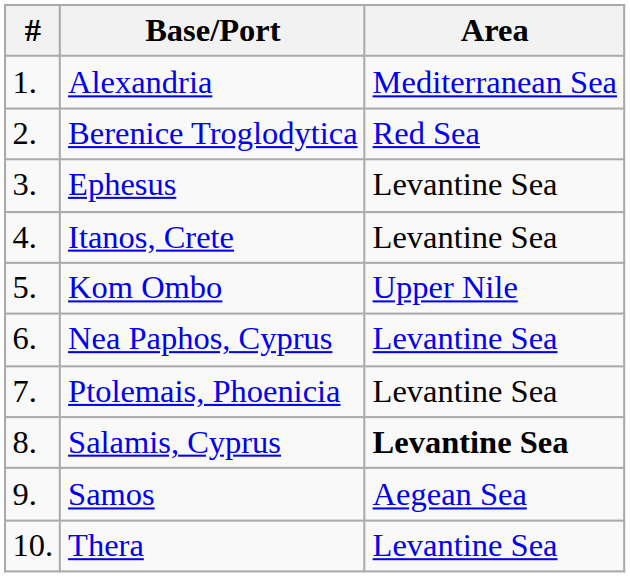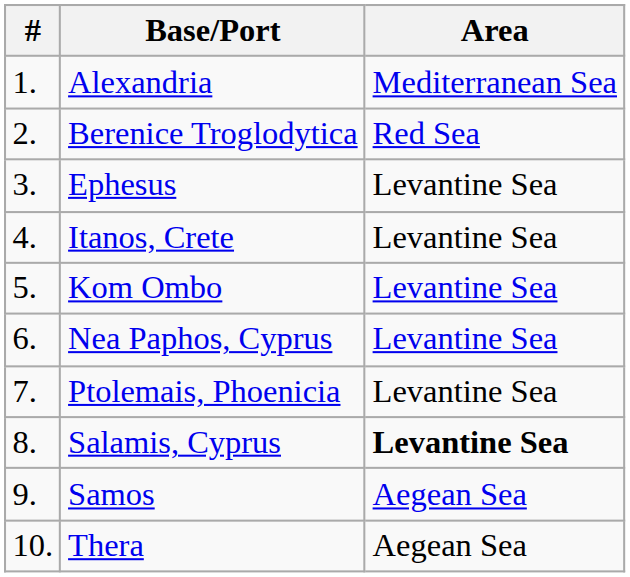(445, 287) Upper Nile -> (465, 287) Levantine Sea
(465, 545) Levantine Sea -> (450, 545) Aegean Sea
